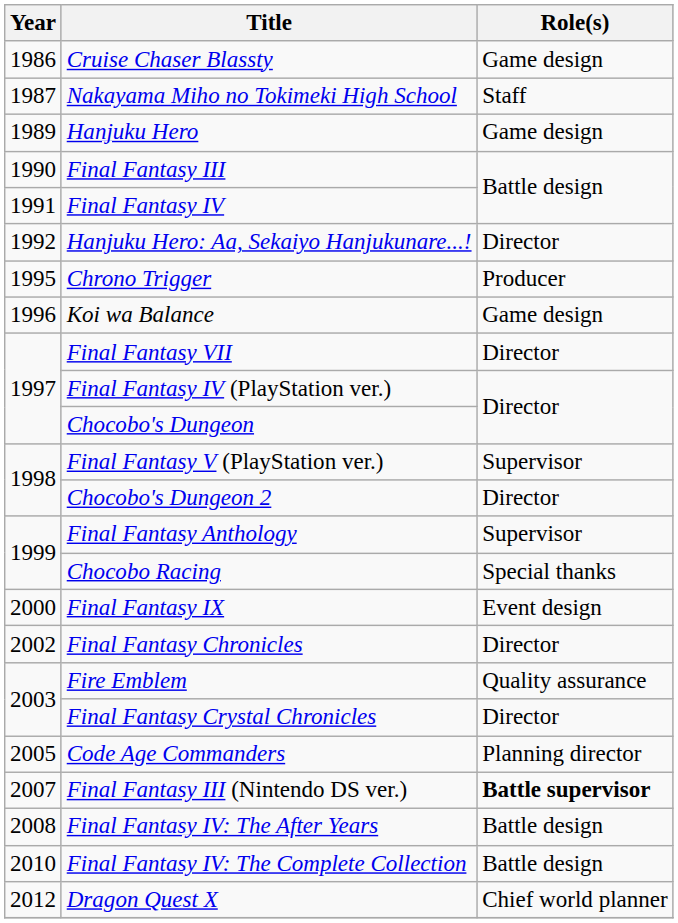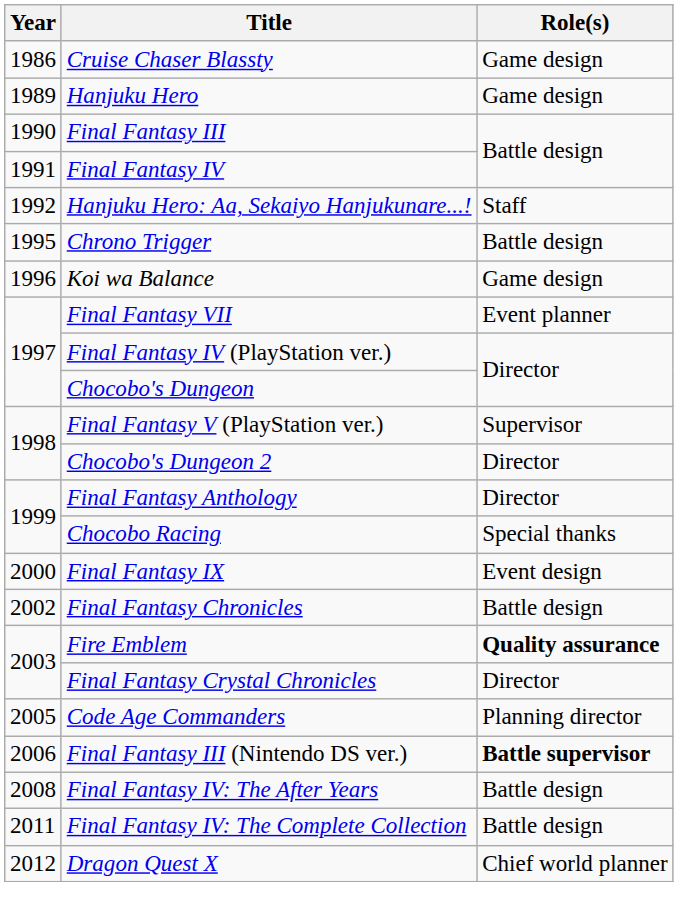- row: (262, 95)
(521, 242) Director -> (504, 205) Staff
(524, 278) Producer -> (543, 242) Battle design
(521, 351) Director -> (546, 315) Event planner
(532, 534) Supervisor -> (521, 497) Director
(521, 643) Director -> (543, 607) Battle design
(564, 680) normal -> (571, 643) bold
(33, 790) 2007 -> (33, 753) 2006
(33, 863) 2010 -> (33, 826) 2011
